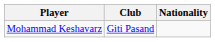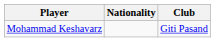columns swapped: (183, 12) <-> (130, 12)
